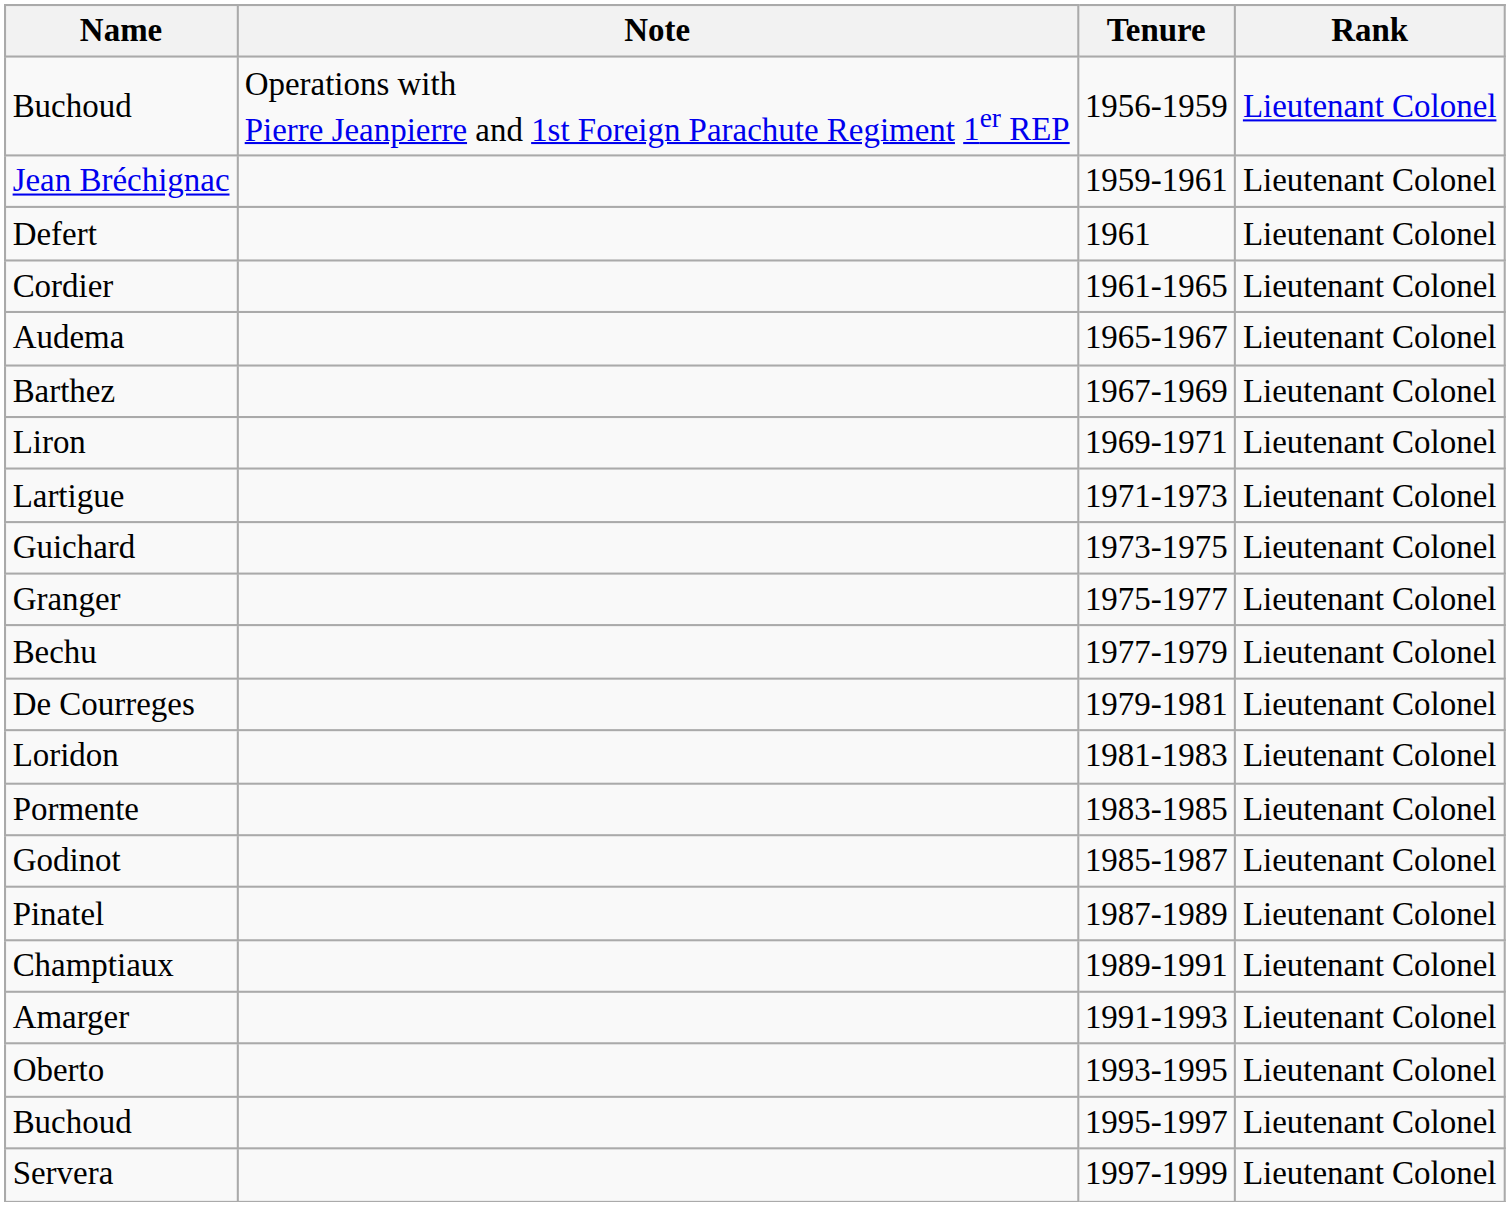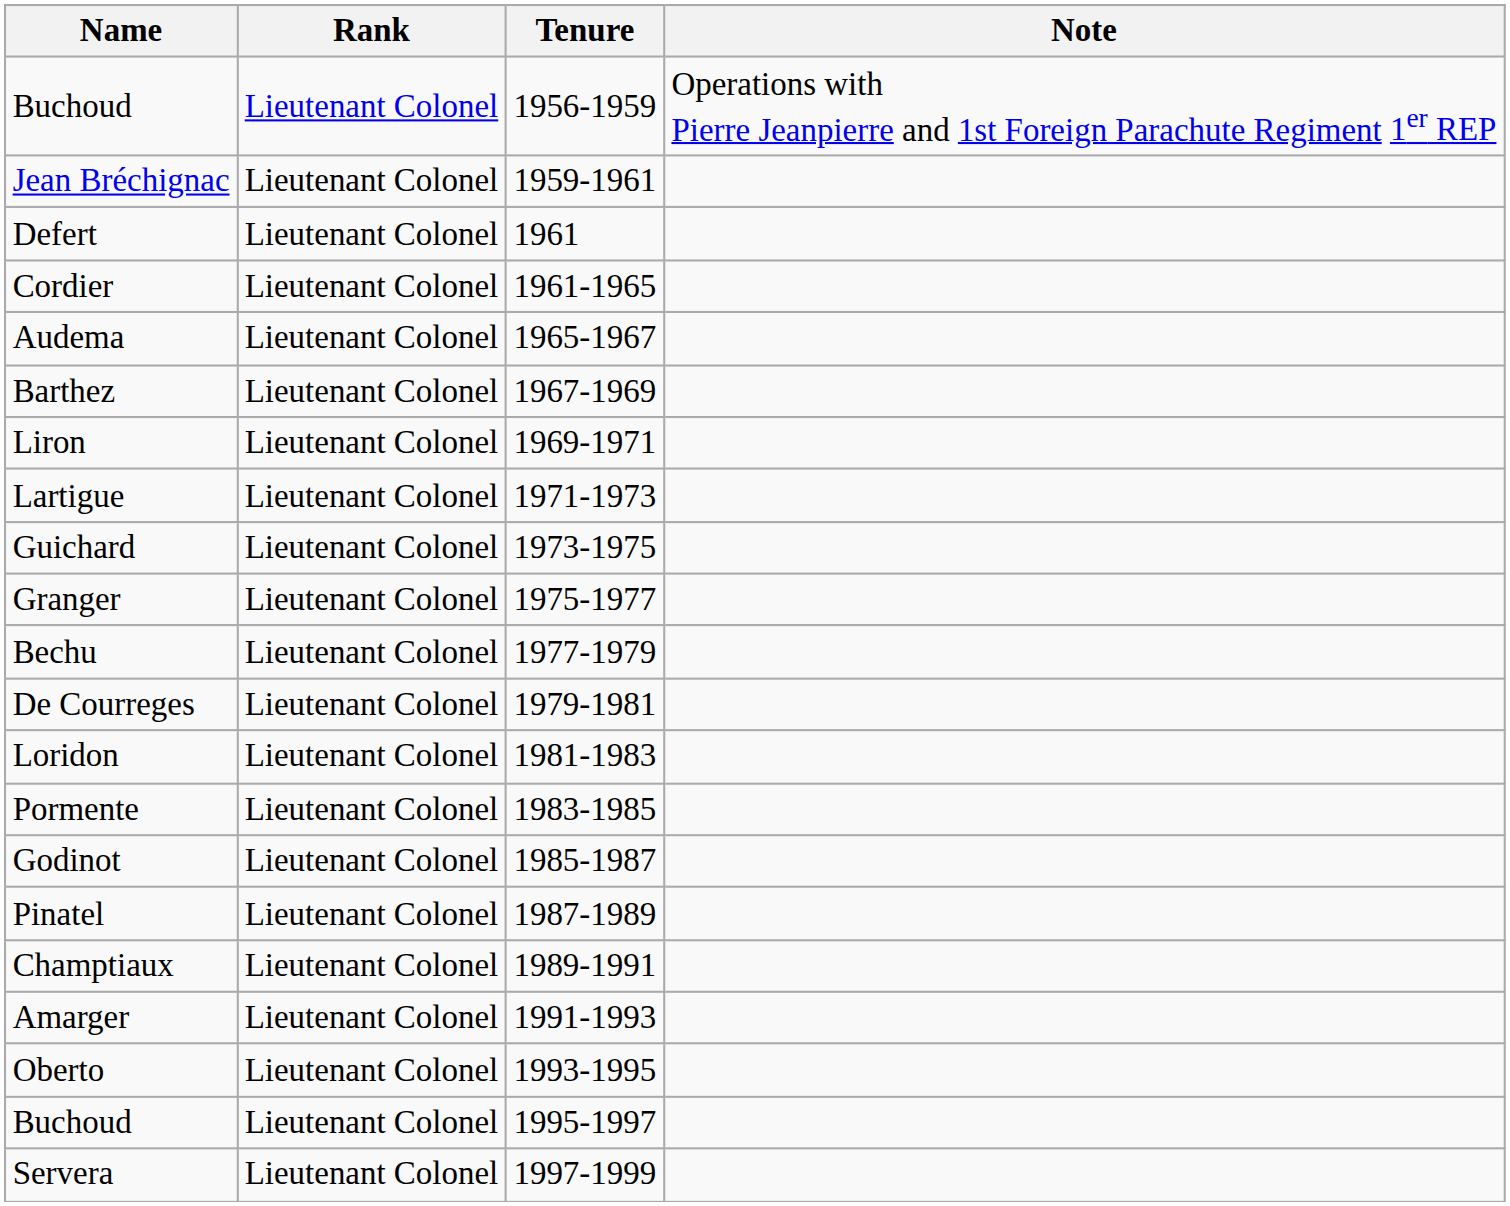columns swapped: (1370, 30) <-> (657, 30)
